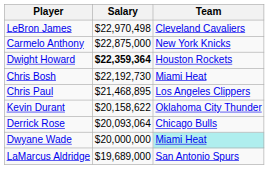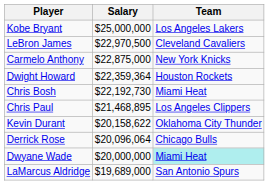+ row: (34, 28)
(123, 28) $22,970,498 -> (123, 44) $22,970,500
(123, 60) bold -> (123, 76) normal
(123, 124) $20,093,064 -> (123, 140) $20,096,064
